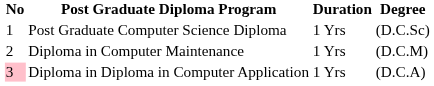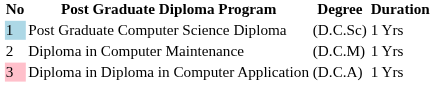columns swapped: (403, 9) <-> (342, 9)
(10, 30) no background -> (10, 30) lightblue background
